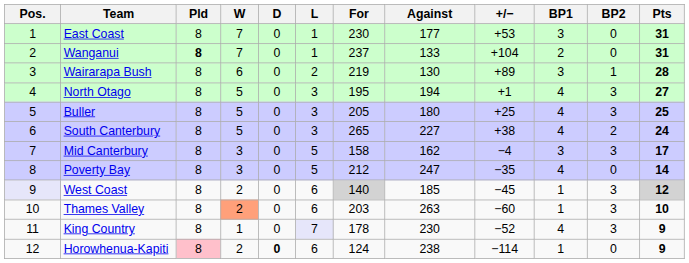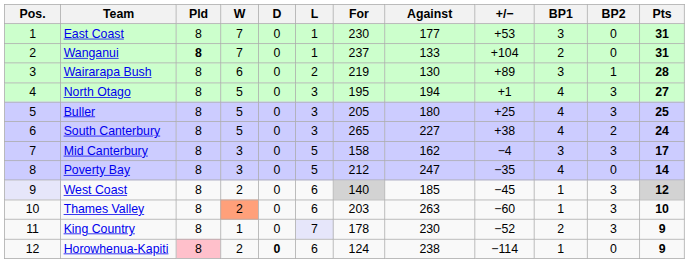(561, 229) 4 -> (561, 229) 2
